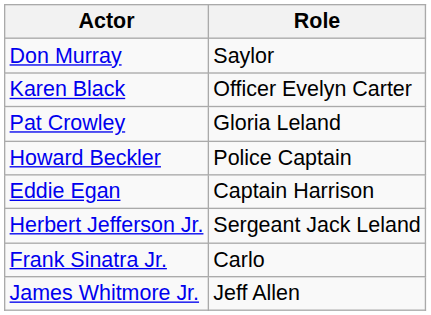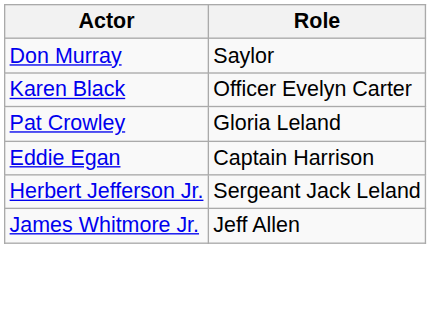- row: (85, 157)
- row: (88, 259)
